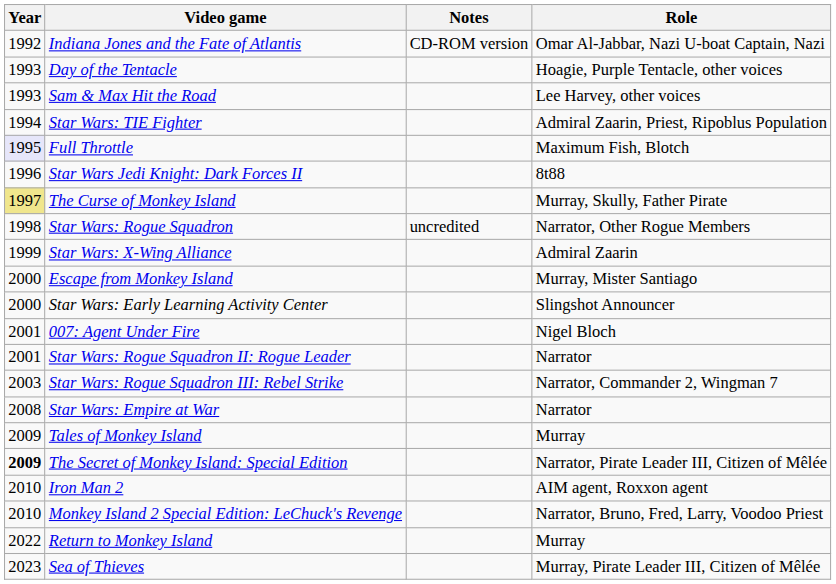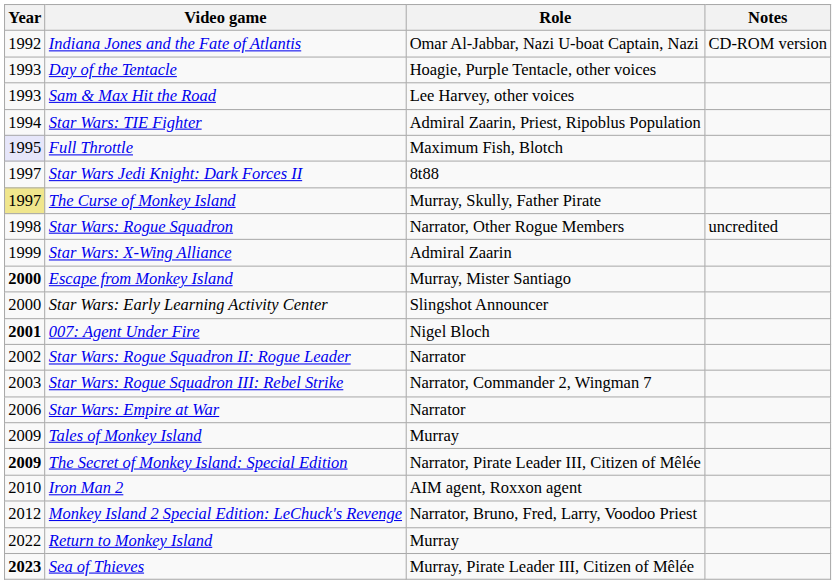columns swapped: (681, 17) <-> (469, 17)
(25, 174) 1996 -> (25, 174) 1997
(25, 278) normal -> (25, 278) bold
(25, 331) normal -> (25, 331) bold
(25, 357) 2001 -> (25, 357) 2002
(25, 409) 2008 -> (25, 409) 2006
(25, 514) 2010 -> (25, 514) 2012
(25, 566) normal -> (25, 566) bold
